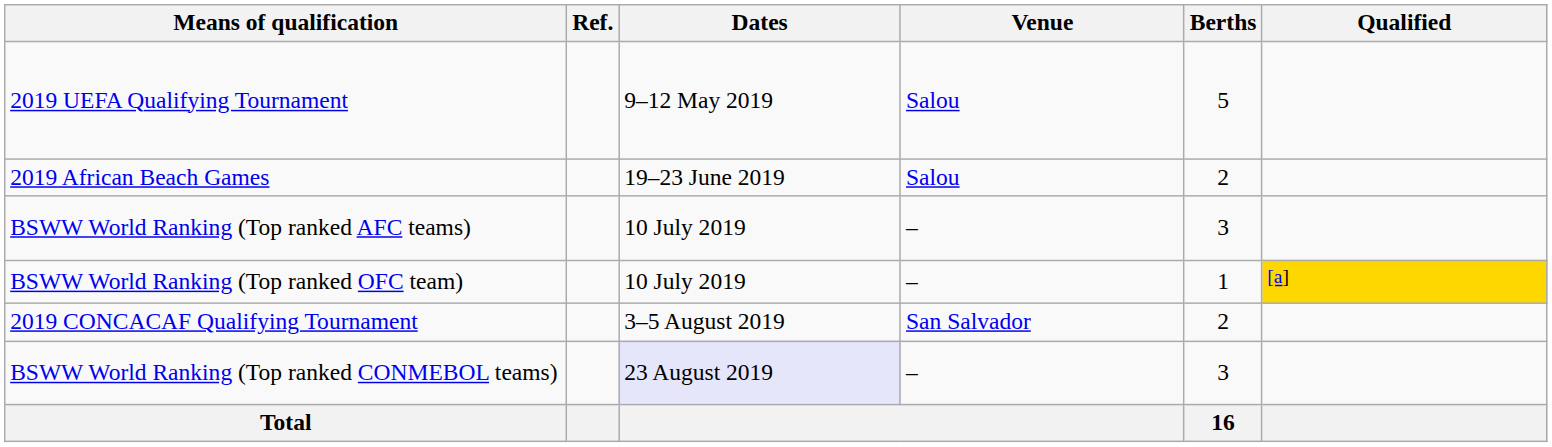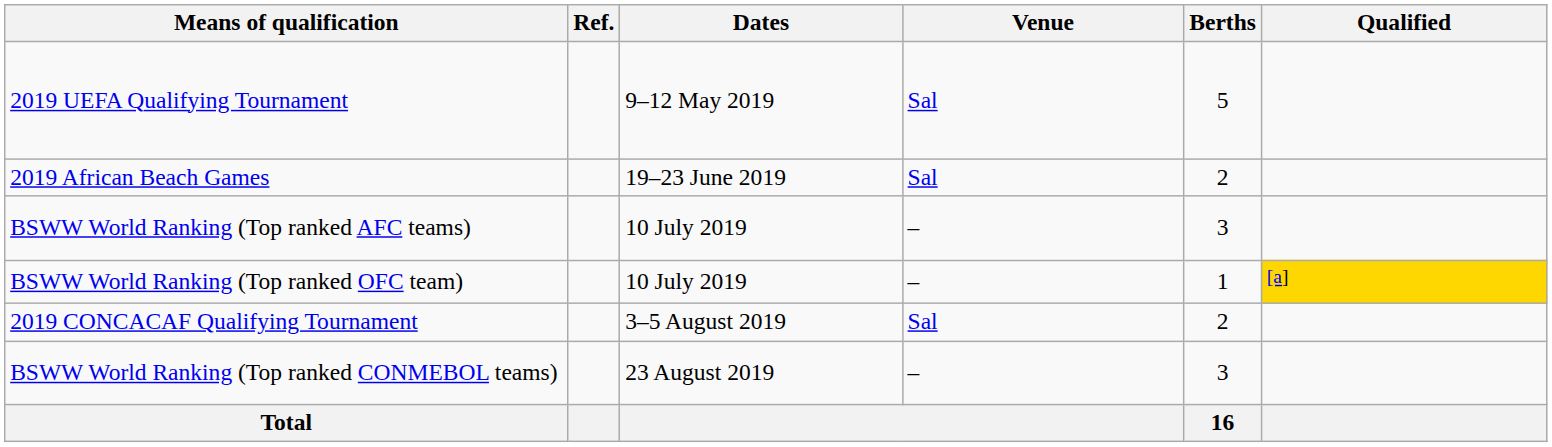(933, 100) Salou -> (923, 100) Sal
(933, 177) Salou -> (923, 177) Sal
(968, 321) San Salvador -> (923, 321) Sal
(699, 372) lavender background -> (700, 372) no background
